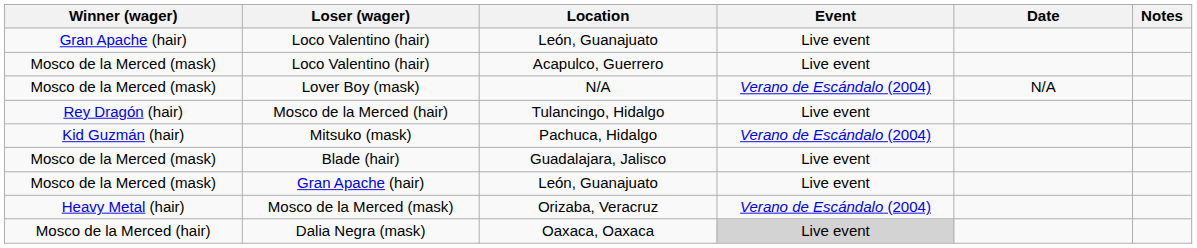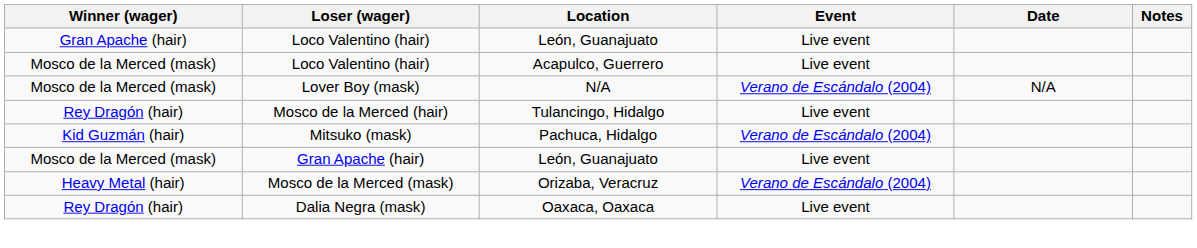- row: (361, 159)
(123, 231) Mosco de la Merced (hair) -> (123, 207) Rey Dragón (hair)
(836, 231) lightgrey background -> (836, 207) no background
